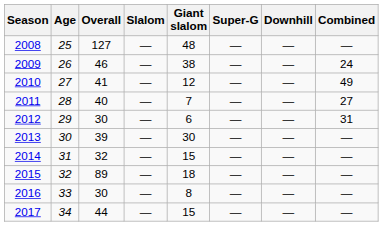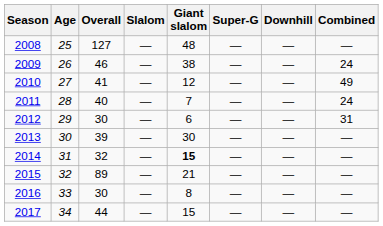(347, 100) 27 -> (347, 100) 24
(189, 156) normal -> (189, 156) bold
(189, 175) 18 -> (189, 175) 21
